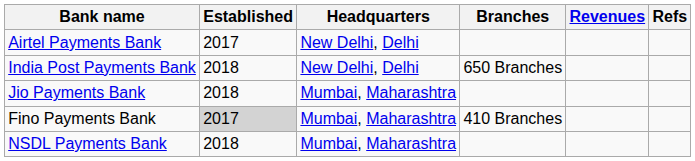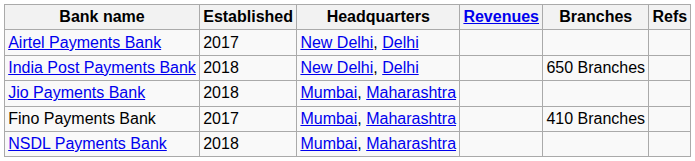columns swapped: (513, 17) <-> (607, 17)
(221, 118) lightgrey background -> (221, 118) no background
